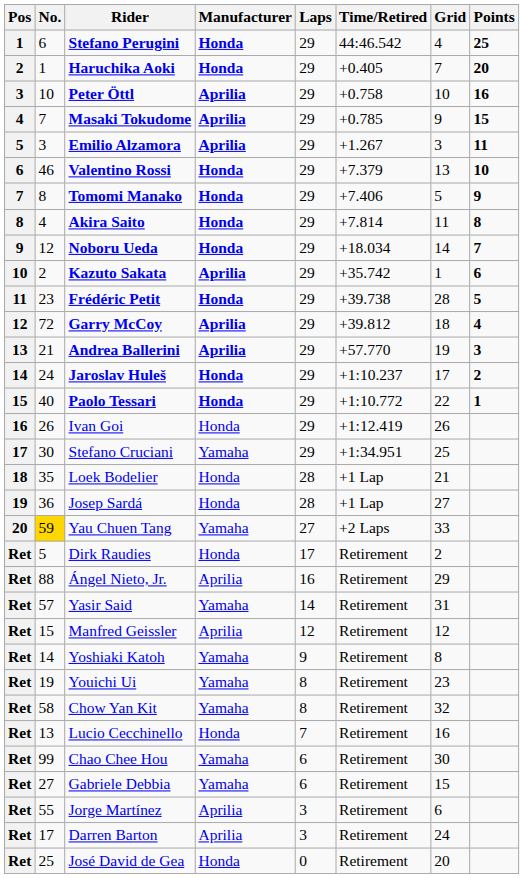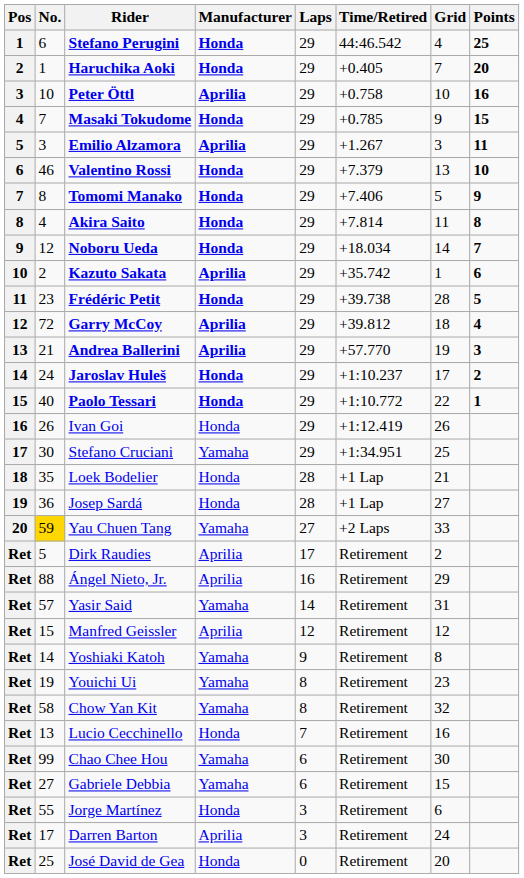(222, 119) Aprilia -> (221, 119) Honda
(219, 554) Honda -> (220, 554) Aprilia
(220, 809) Aprilia -> (219, 809) Honda
